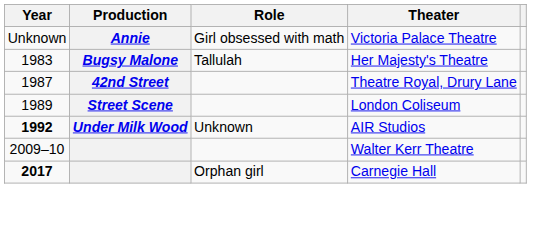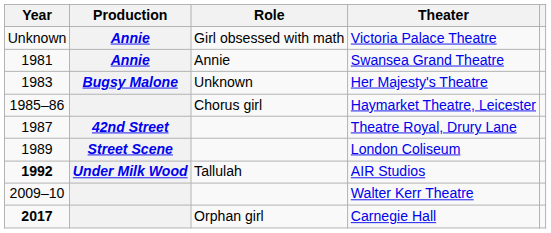+ row: (427, 60)
(218, 60) Tallulah -> (223, 82) Unknown
+ row: (443, 104)
(223, 127) Unknown -> (218, 171) Tallulah
